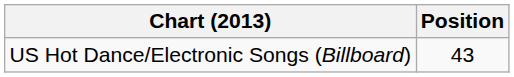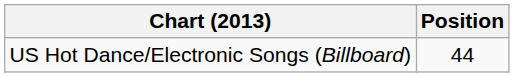(462, 54) 43 -> (462, 54) 44
